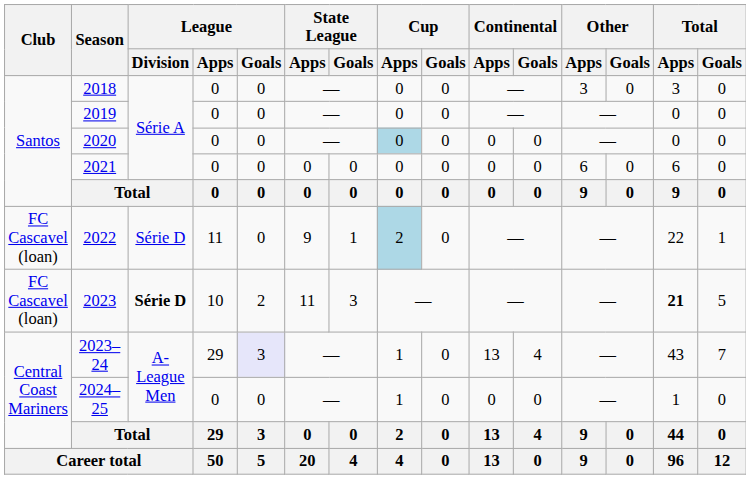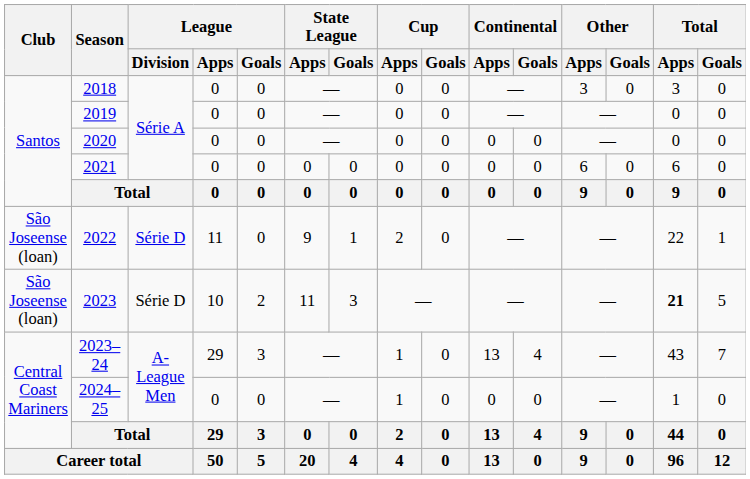(399, 140) lightblue background -> (399, 140) no background
(38, 237) FC Cascavel (loan) -> (38, 237) São Joseense (loan)
(399, 237) lightblue background -> (399, 237) no background
(38, 300) FC Cascavel (loan) -> (38, 300) São Joseense (loan)
(160, 300) bold -> (160, 300) normal
(261, 354) lavender background -> (261, 354) no background
